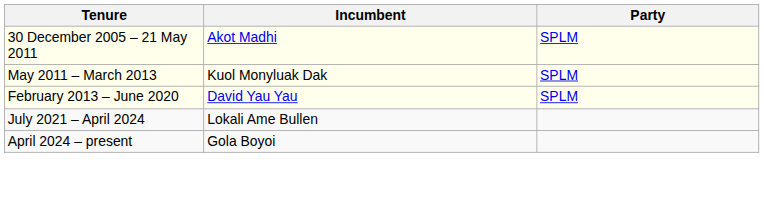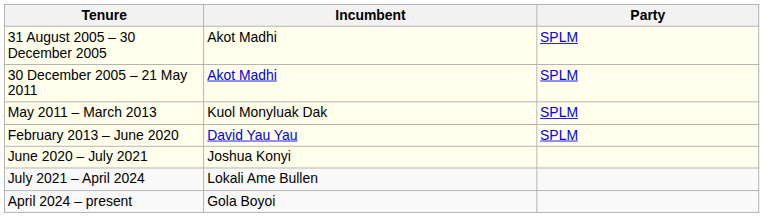+ row: (71, 45)
+ row: (78, 157)
